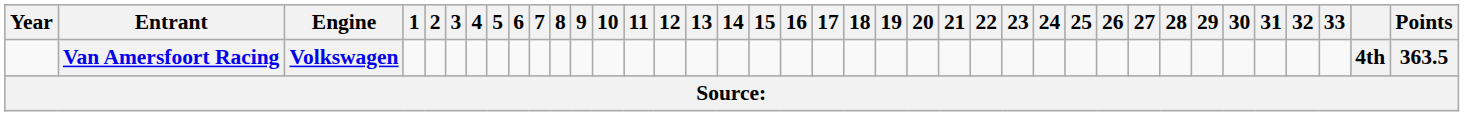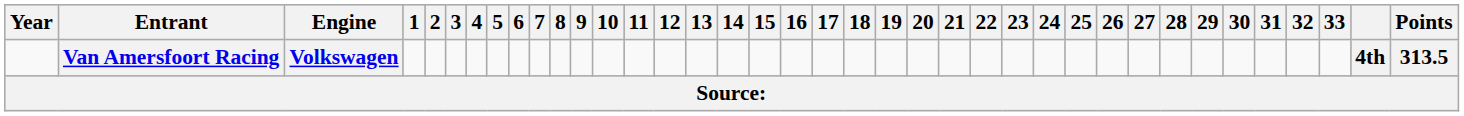(1424, 57) 363.5 -> (1424, 57) 313.5
